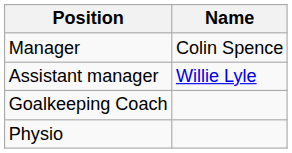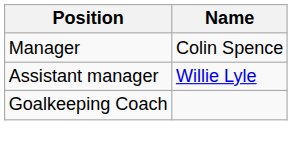- row: (36, 133)
